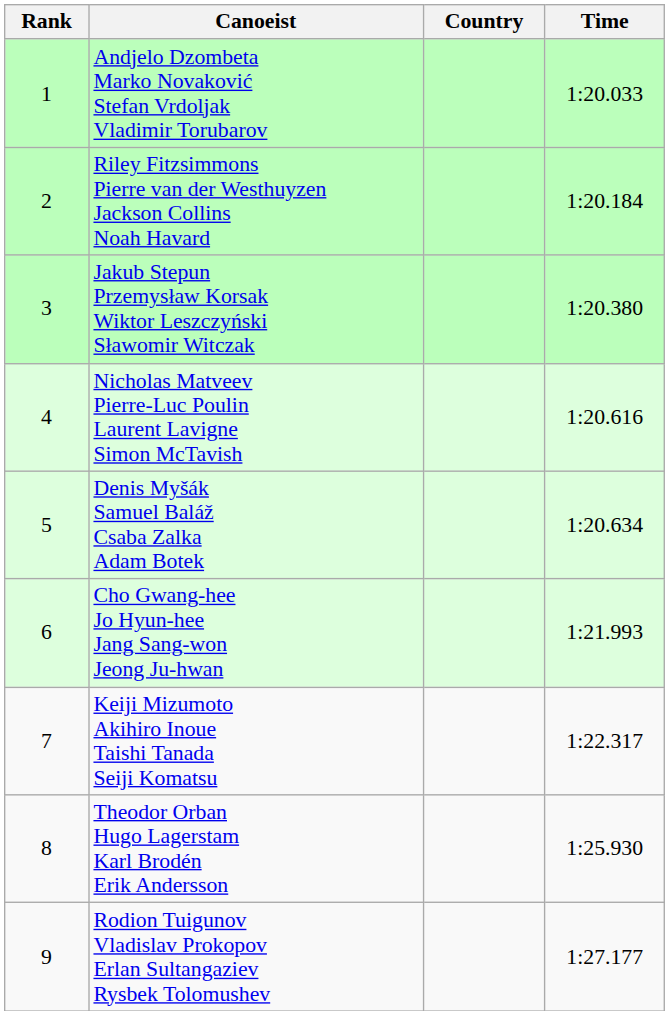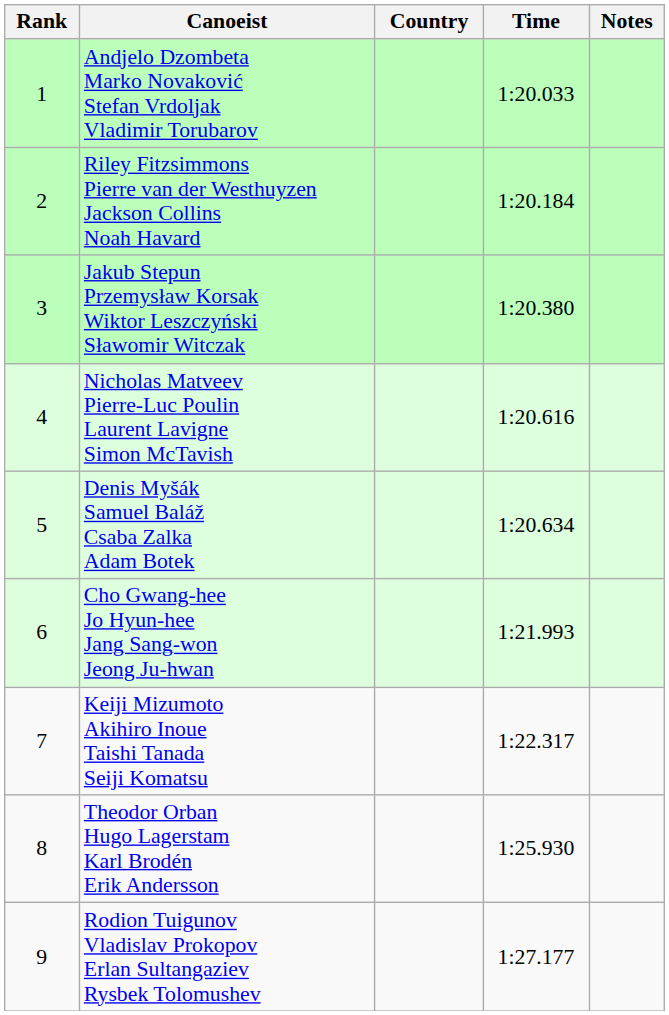+ column: (627, 21)
